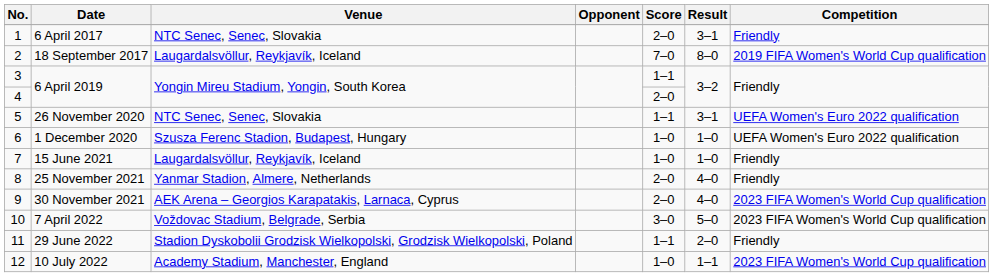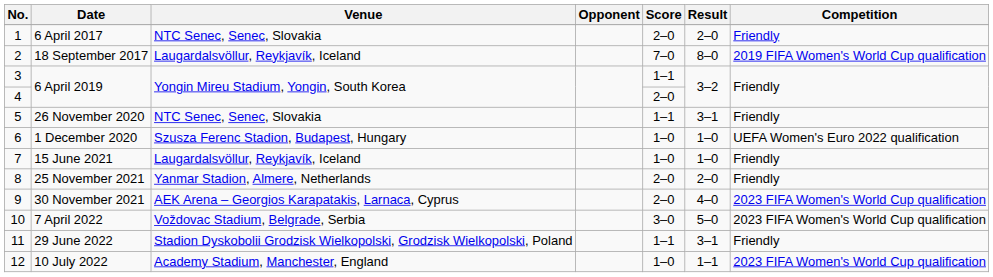(707, 35) 3–1 -> (707, 35) 2–0
(846, 117) UEFA Women's Euro 2022 qualification -> (756, 117) Friendly
(707, 179) 4–0 -> (707, 179) 2–0
(707, 240) 2–0 -> (707, 240) 3–1
